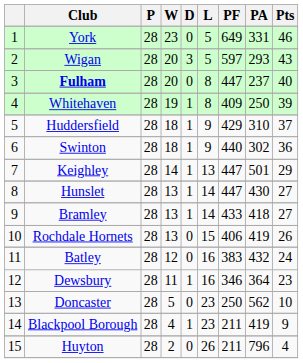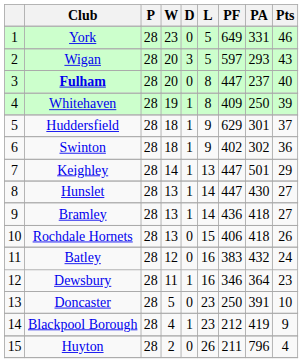(232, 125) 429 -> (232, 125) 629
(259, 125) 310 -> (259, 125) 301
(232, 147) 440 -> (232, 147) 402
(232, 214) 433 -> (232, 214) 436
(259, 236) 419 -> (259, 236) 418
(259, 302) 562 -> (259, 302) 391
(232, 324) 211 -> (232, 324) 212
